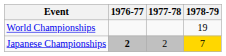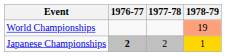(202, 28) no background -> (202, 28) lightsalmon background
(202, 43) 7 -> (202, 43) 1
